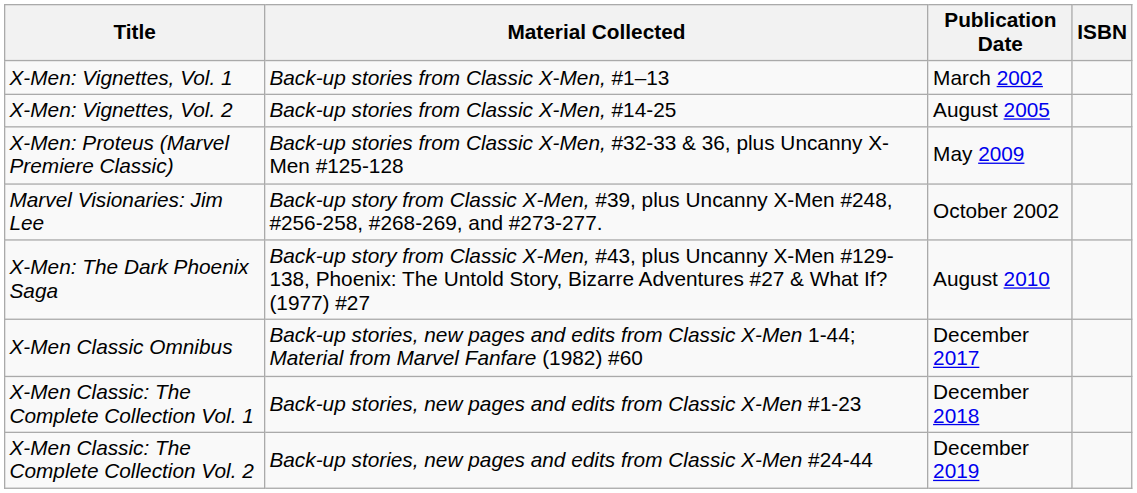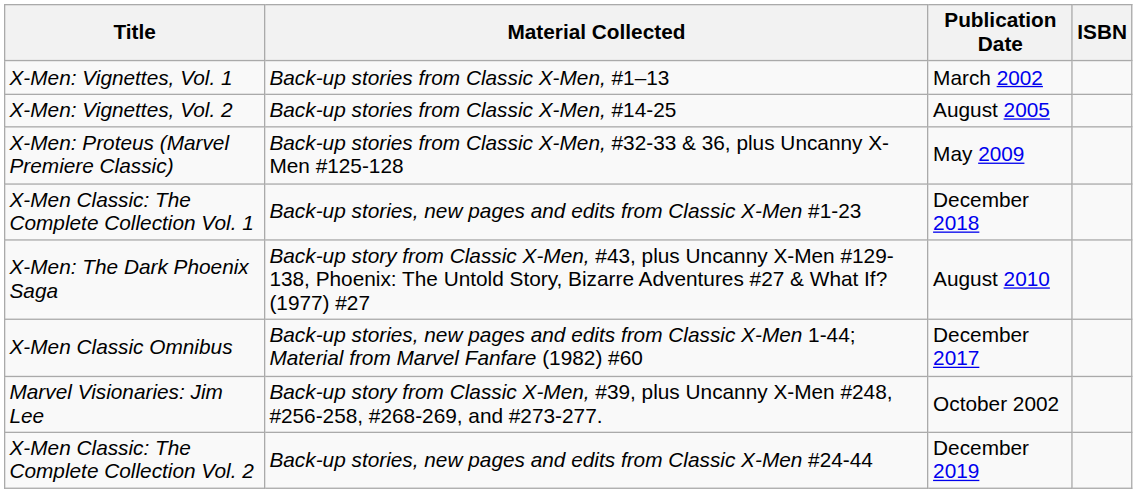rows swapped: (116, 211) <-> (132, 404)
